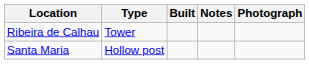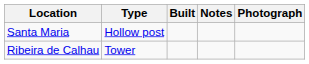rows swapped: (53, 31) <-> (38, 50)
